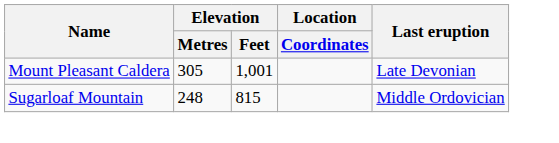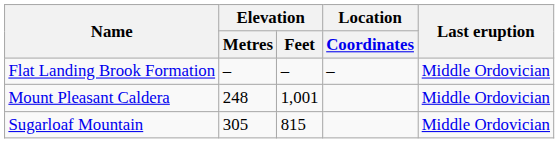+ row: (112, 71)
(190, 71) 305 -> (235, 97) 248
(426, 71) Late Devonian -> (486, 97) Middle Ordovician
(190, 97) 248 -> (235, 124) 305
